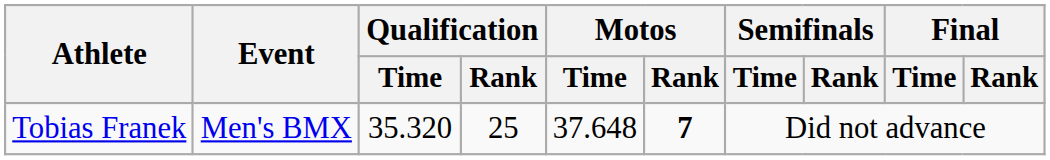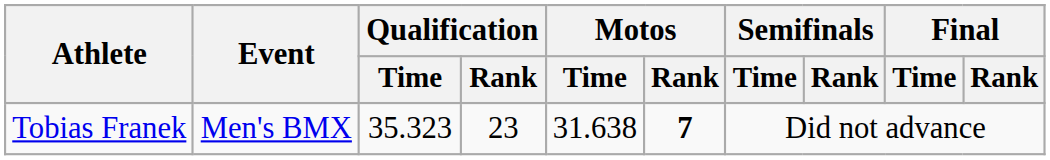(410, 128) 35.320 -> (410, 128) 35.323
(503, 128) 25 -> (503, 128) 23
(595, 128) 37.648 -> (595, 128) 31.638
